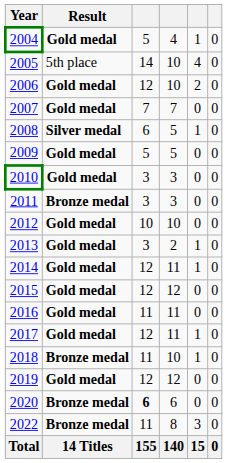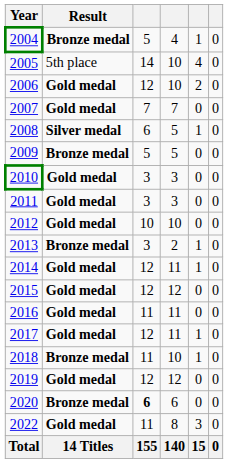(82, 39) Gold medal -> (88, 39) Bronze medal
(81, 153) Gold medal -> (87, 153) Bronze medal
(87, 200) Bronze medal -> (81, 200) Gold medal
(81, 246) Gold medal -> (87, 246) Bronze medal
(87, 424) Bronze medal -> (81, 424) Gold medal
